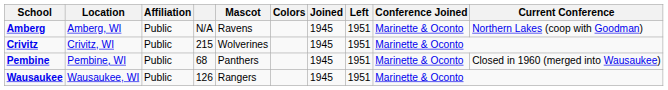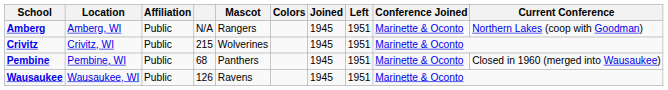(235, 28) Ravens -> (237, 28) Rangers
(237, 77) Rangers -> (235, 77) Ravens
